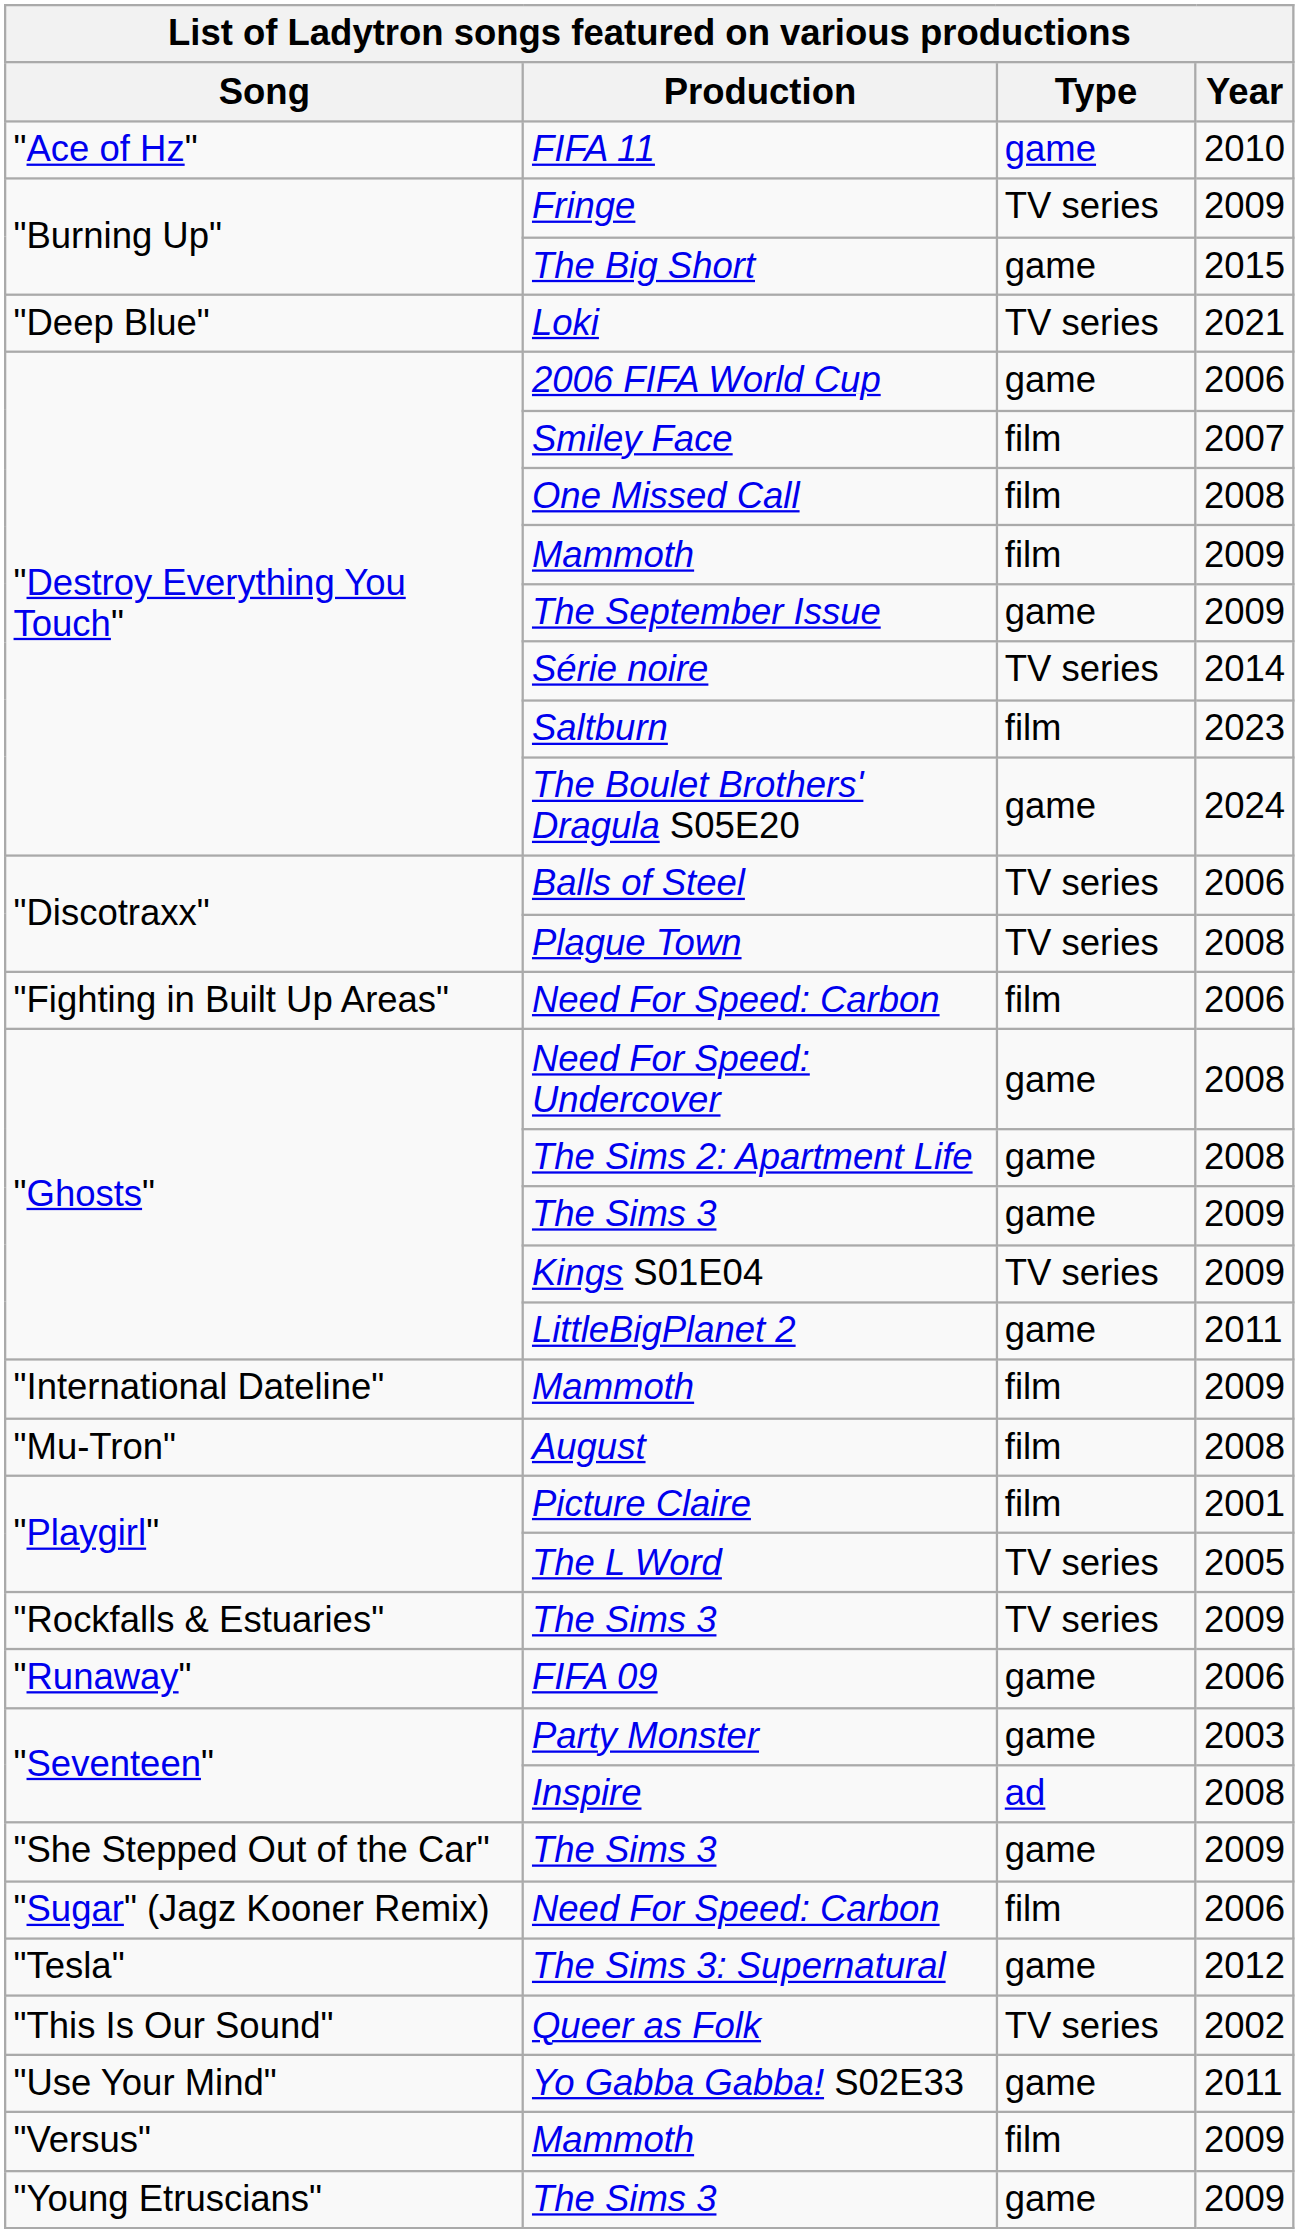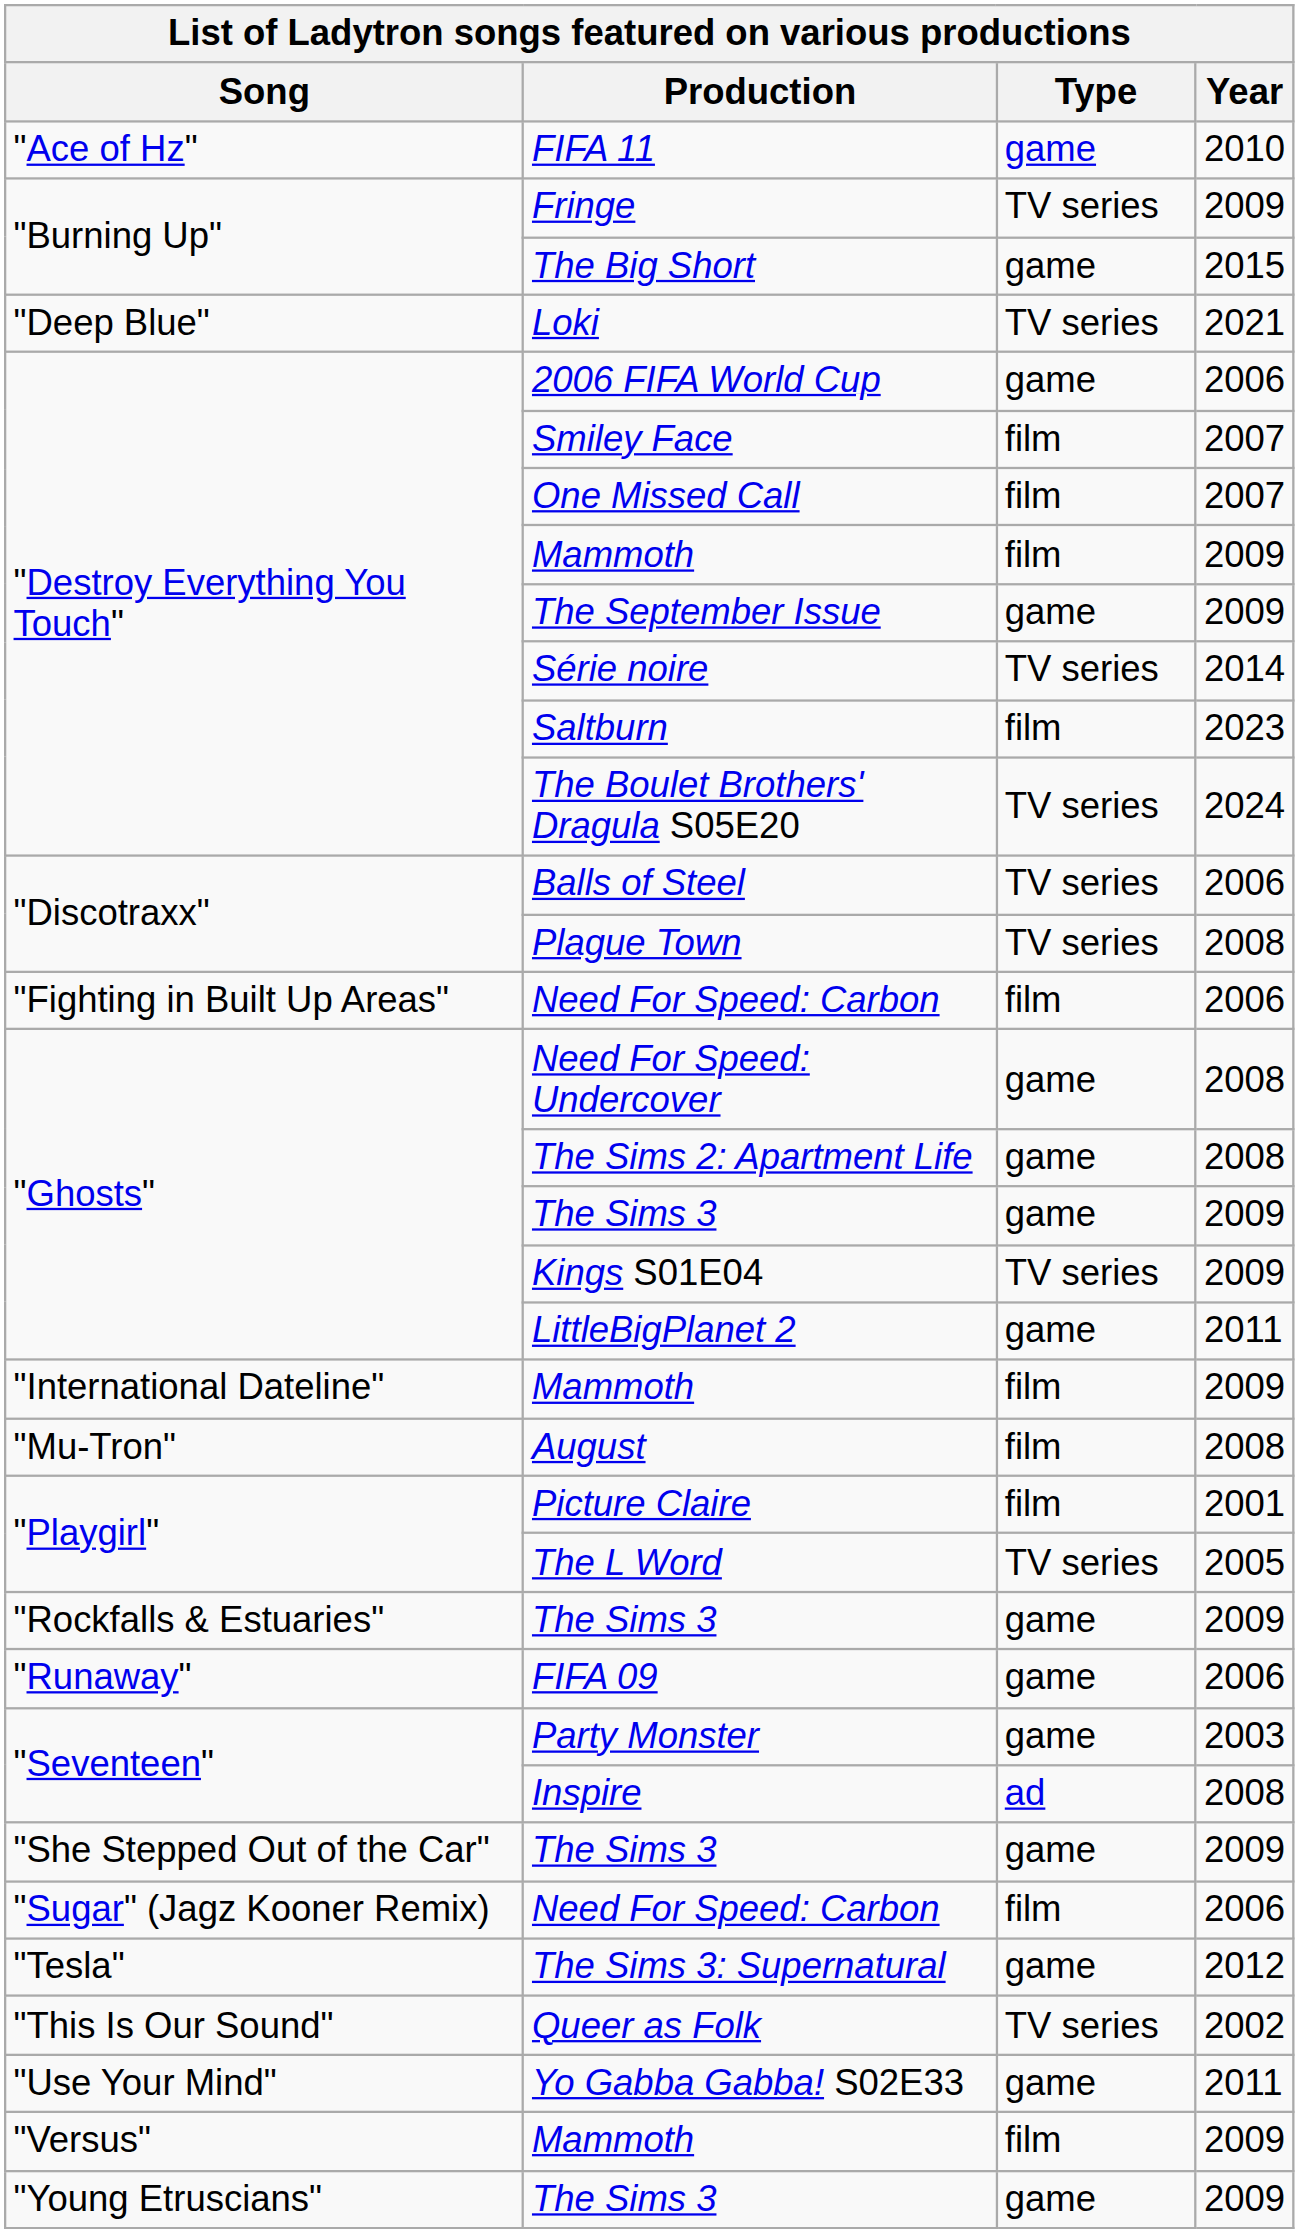(1245, 496) 2008 -> (1245, 496) 2007
(1050, 806) game -> (1082, 806) TV series
(1082, 1619) TV series -> (1050, 1619) game
